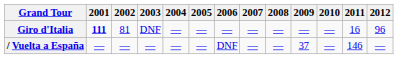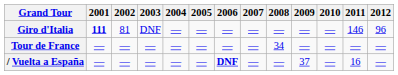(355, 29) 16 -> (355, 29) 146
+ row: (45, 45)
(227, 45) normal -> (227, 62) bold
(355, 45) 146 -> (355, 62) 16
